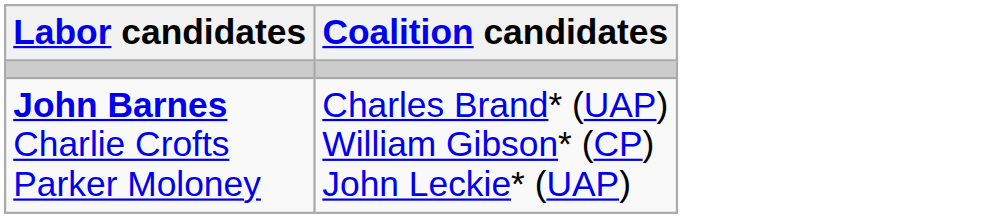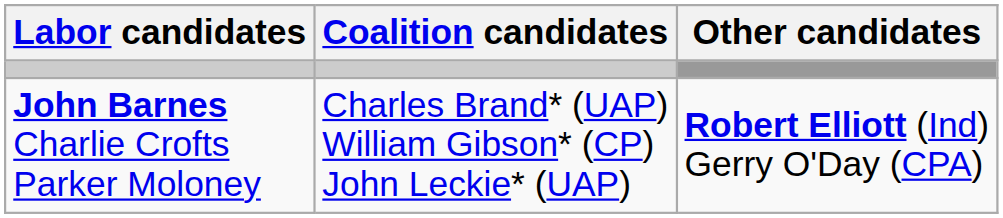+ column: (837, 32)
